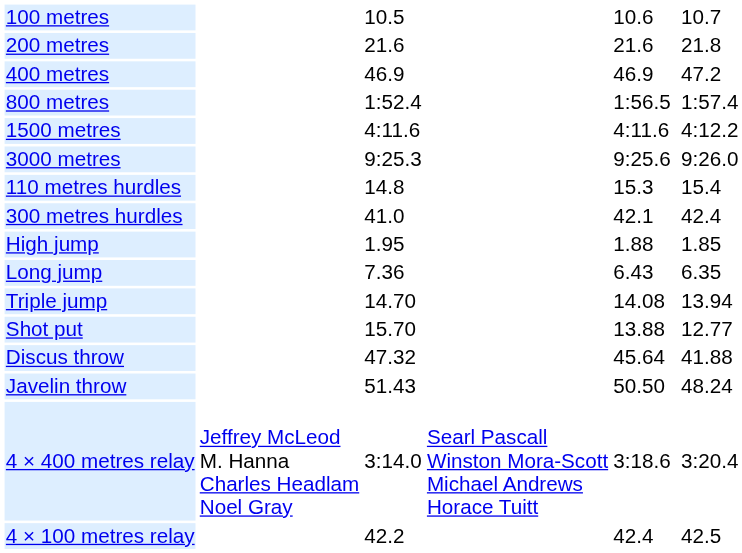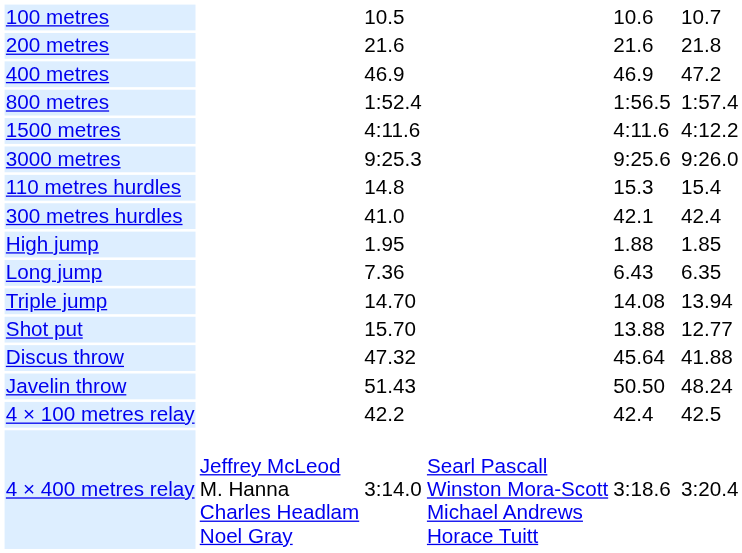rows swapped: (100, 535) <-> (100, 461)
